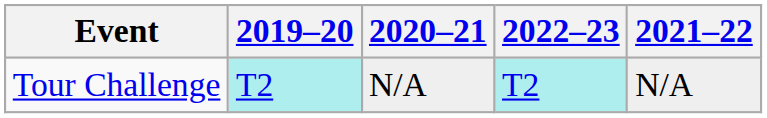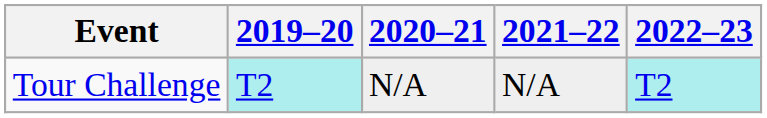columns swapped: (694, 31) <-> (561, 31)
